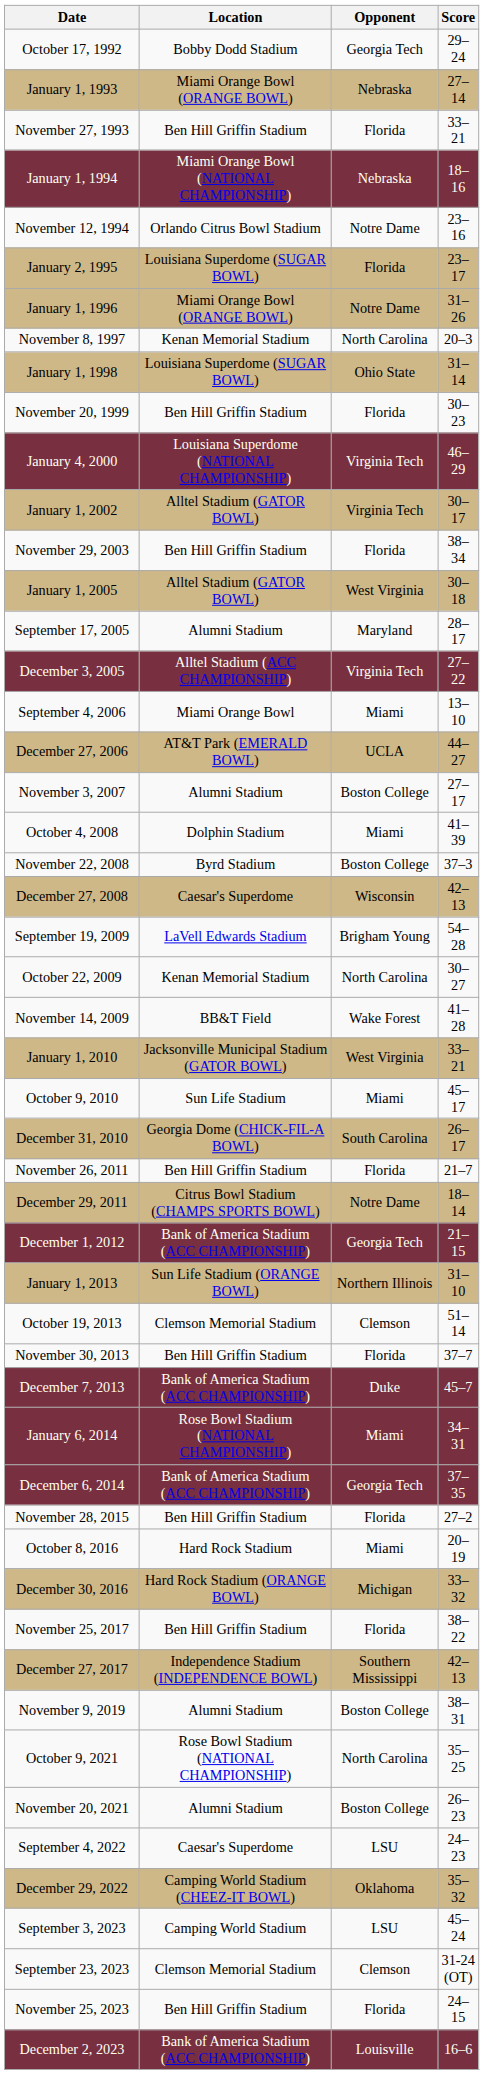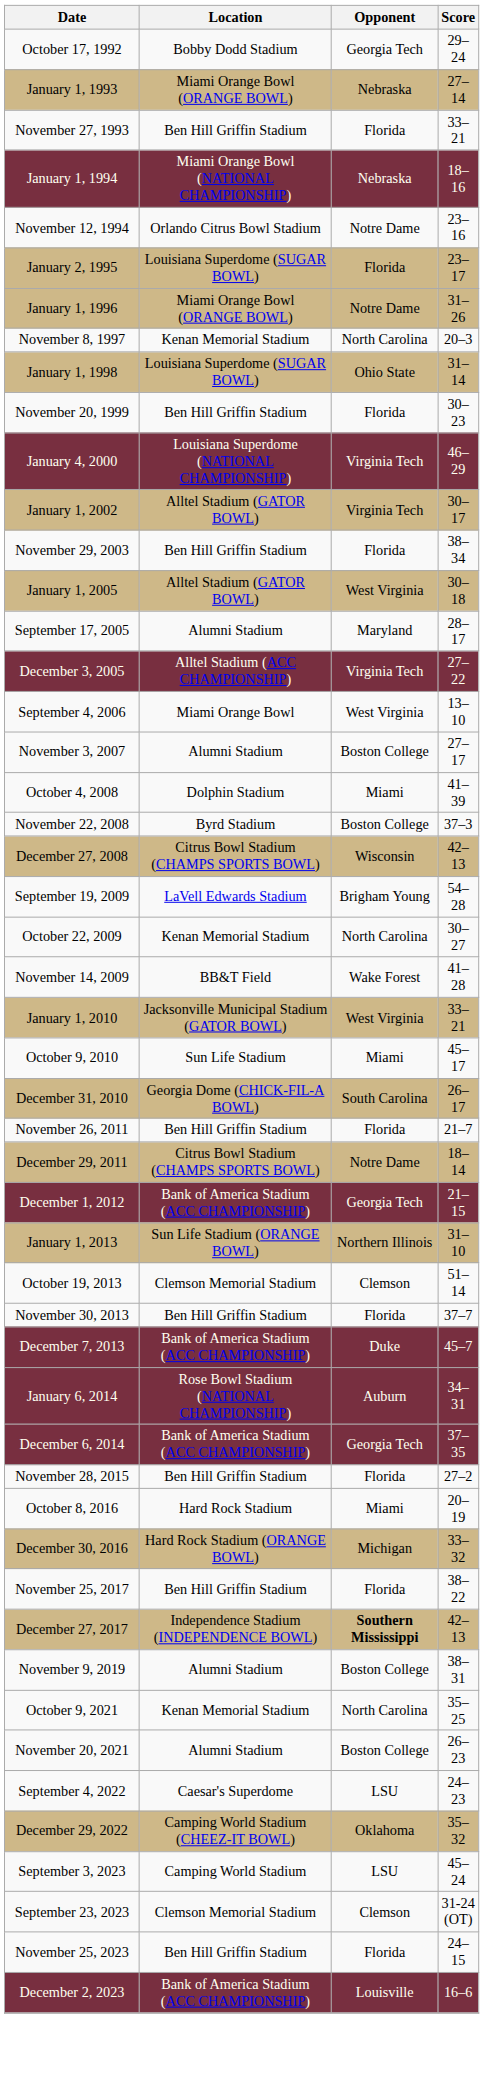(385, 711) Miami -> (385, 711) West Virginia
- row: (72, 752)
(235, 896) Caesar's Superdome -> (235, 856) Citrus Bowl Stadium (CHAMPS SPORTS BOWL)
(385, 1436) Miami -> (385, 1395) Auburn
(385, 1669) normal -> (385, 1629) bold
(235, 1758) Rose Bowl Stadium (NATIONAL CHAMPIONSHIP) -> (235, 1710) Kenan Memorial Stadium
